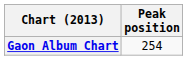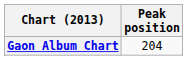(152, 46) 254 -> (152, 46) 204
